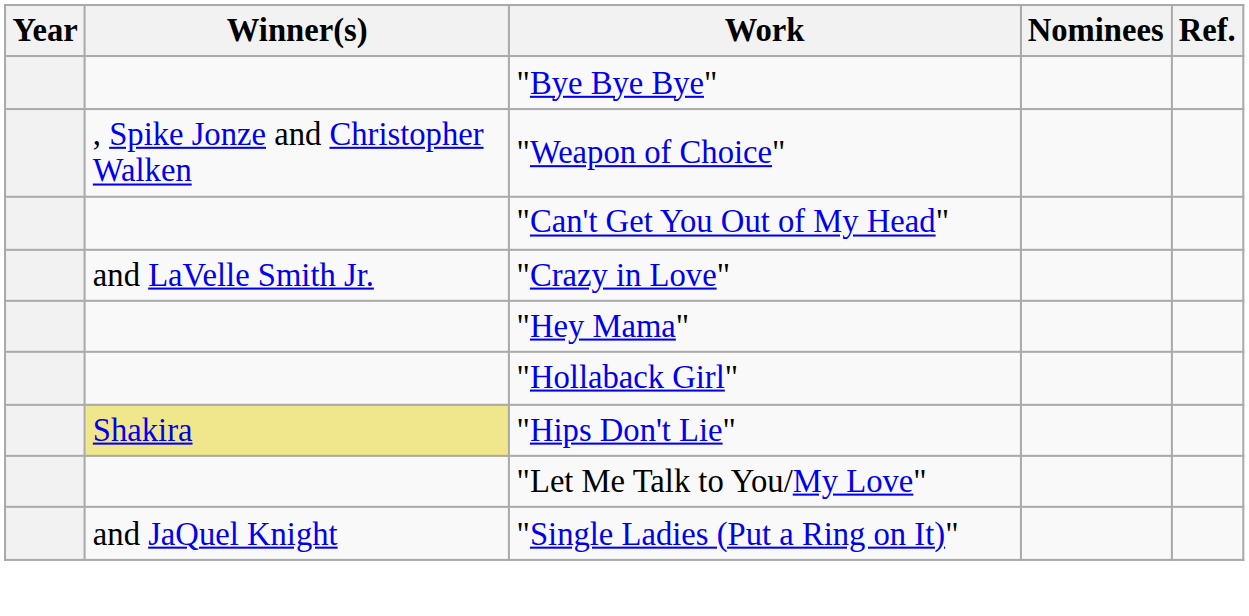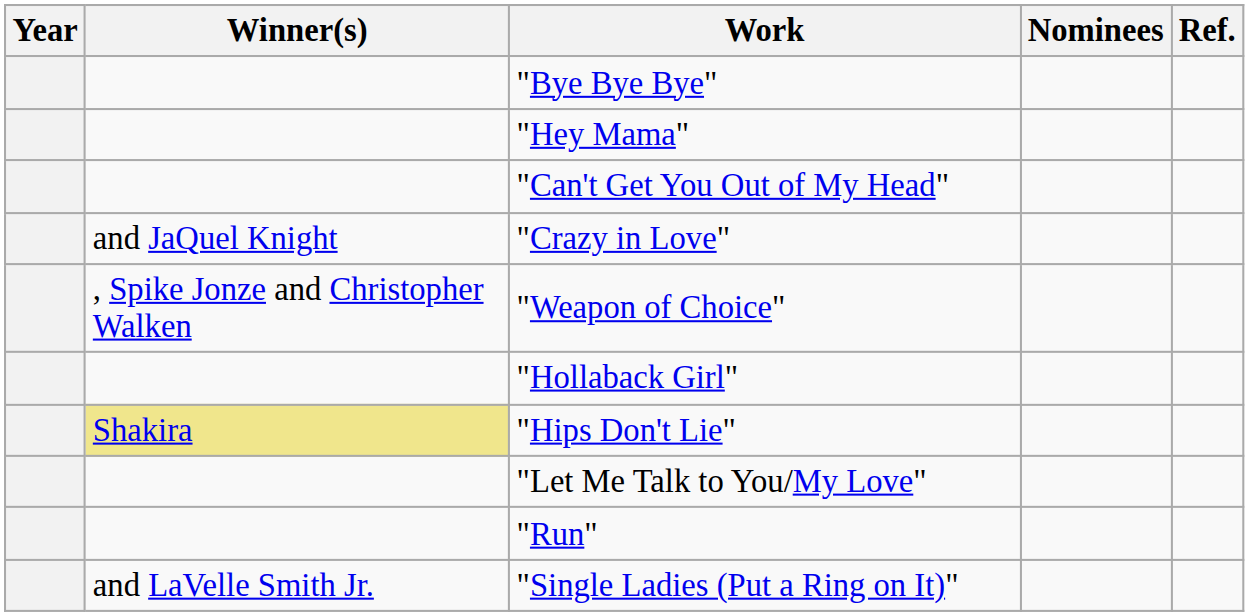rows swapped: (651, 152) <-> (603, 325)
(233, 274) and LaVelle Smith Jr. -> (215, 237) and JaQuel Knight
+ row: (557, 532)
(215, 532) and JaQuel Knight -> (233, 584) and LaVelle Smith Jr.
